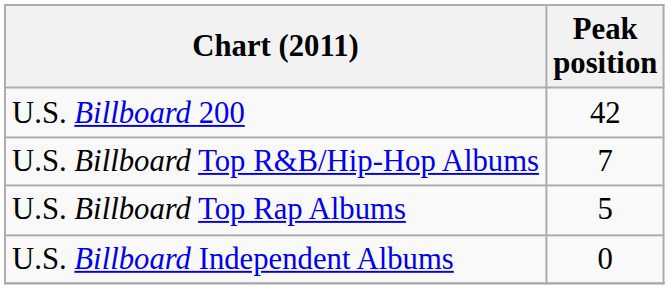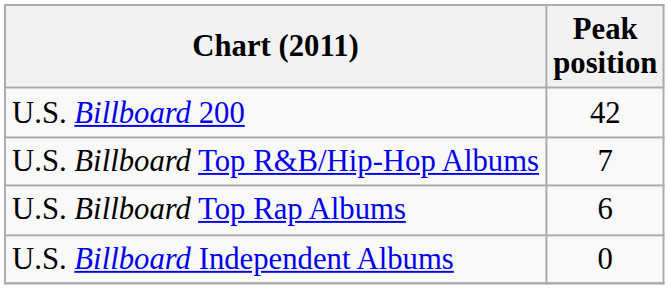(605, 209) 5 -> (605, 209) 6
